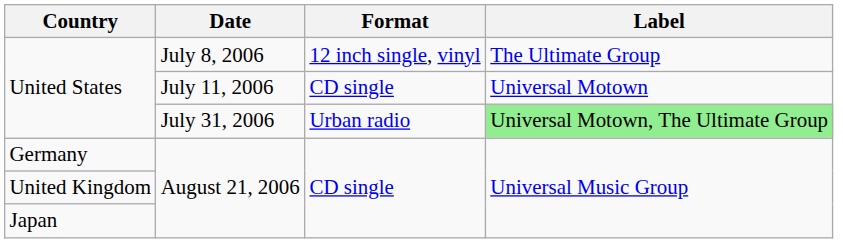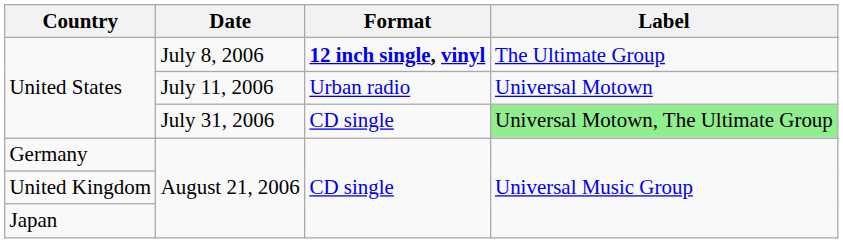(395, 54) normal -> (397, 54) bold
(352, 87) CD single -> (360, 87) Urban radio
(360, 120) Urban radio -> (352, 120) CD single
